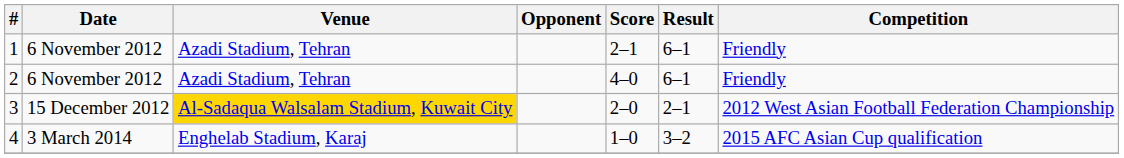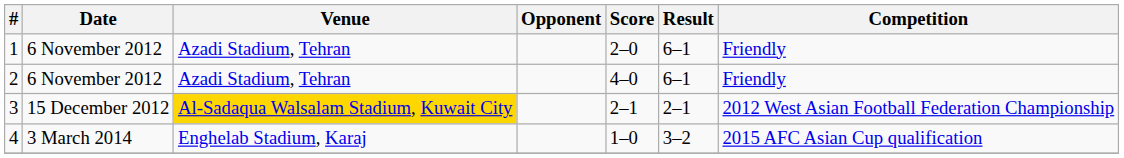(624, 49) 2–1 -> (624, 49) 2–0
(624, 108) 2–0 -> (624, 108) 2–1
